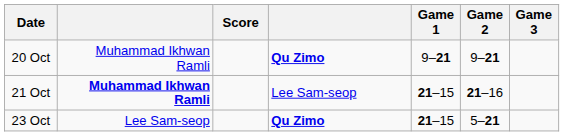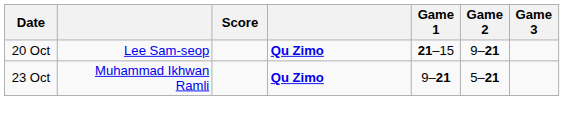(153, 58) Muhammad Ikhwan Ramli -> (167, 50) Lee Sam-seop
(436, 58) 9–21 -> (436, 50) 21–15
- row: (31, 93)
(167, 121) Lee Sam-seop -> (152, 78) Muhammad Ikhwan Ramli
(436, 121) 21–15 -> (436, 78) 9–21
